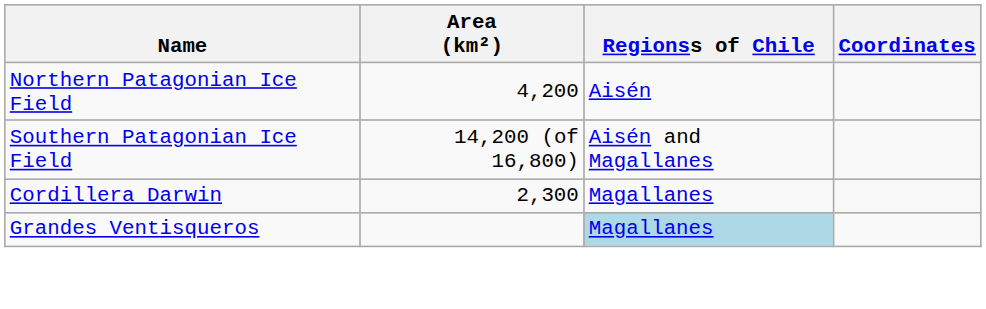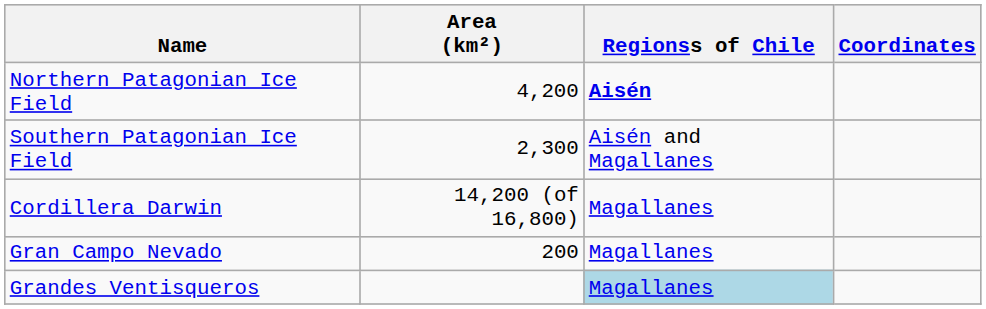(620, 92) normal -> (620, 92) bold
(516, 150) 14,200 (of 16,800) -> (548, 150) 2,300
(548, 195) 2,300 -> (516, 207) 14,200 (of 16,800)
+ row: (116, 253)
